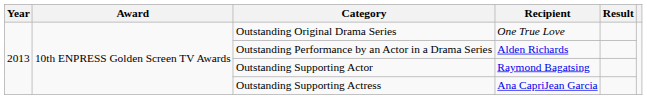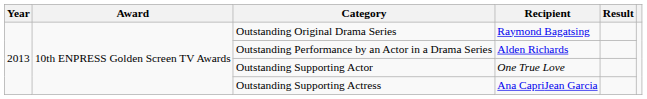(531, 31) One True Love -> (544, 31) Raymond Bagatsing
(544, 67) Raymond Bagatsing -> (531, 67) One True Love
